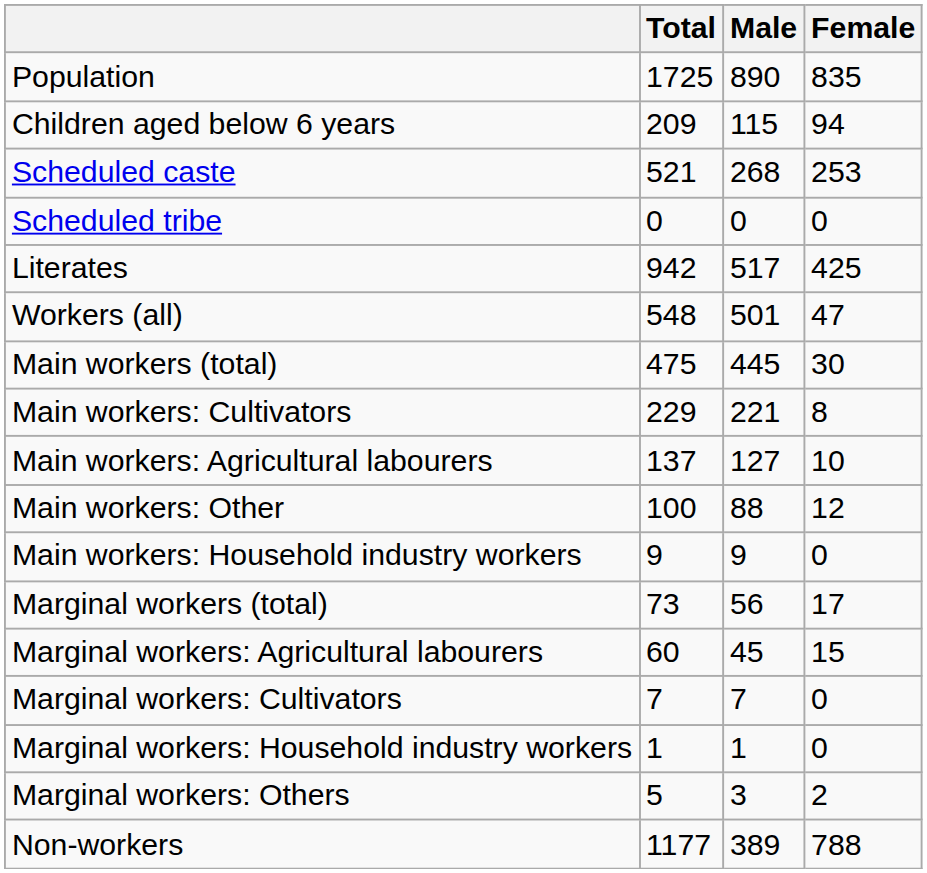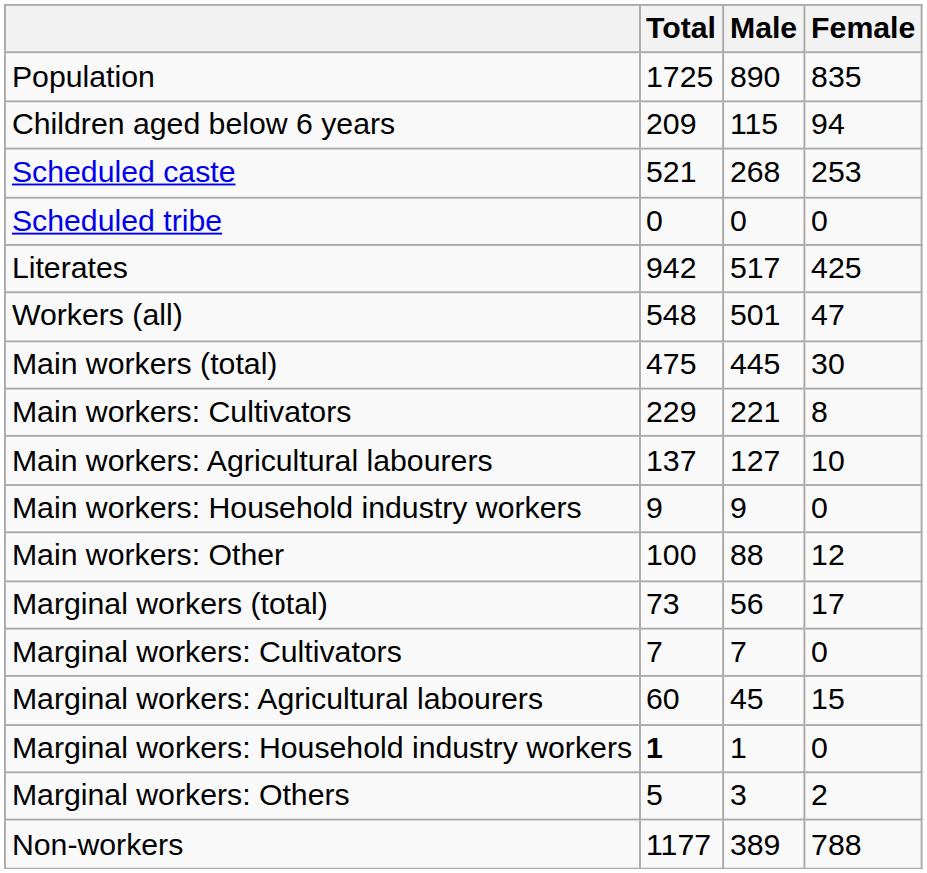rows swapped: (297, 556) <-> (148, 508)
rows swapped: (207, 699) <-> (277, 651)
(654, 747) normal -> (654, 747) bold
